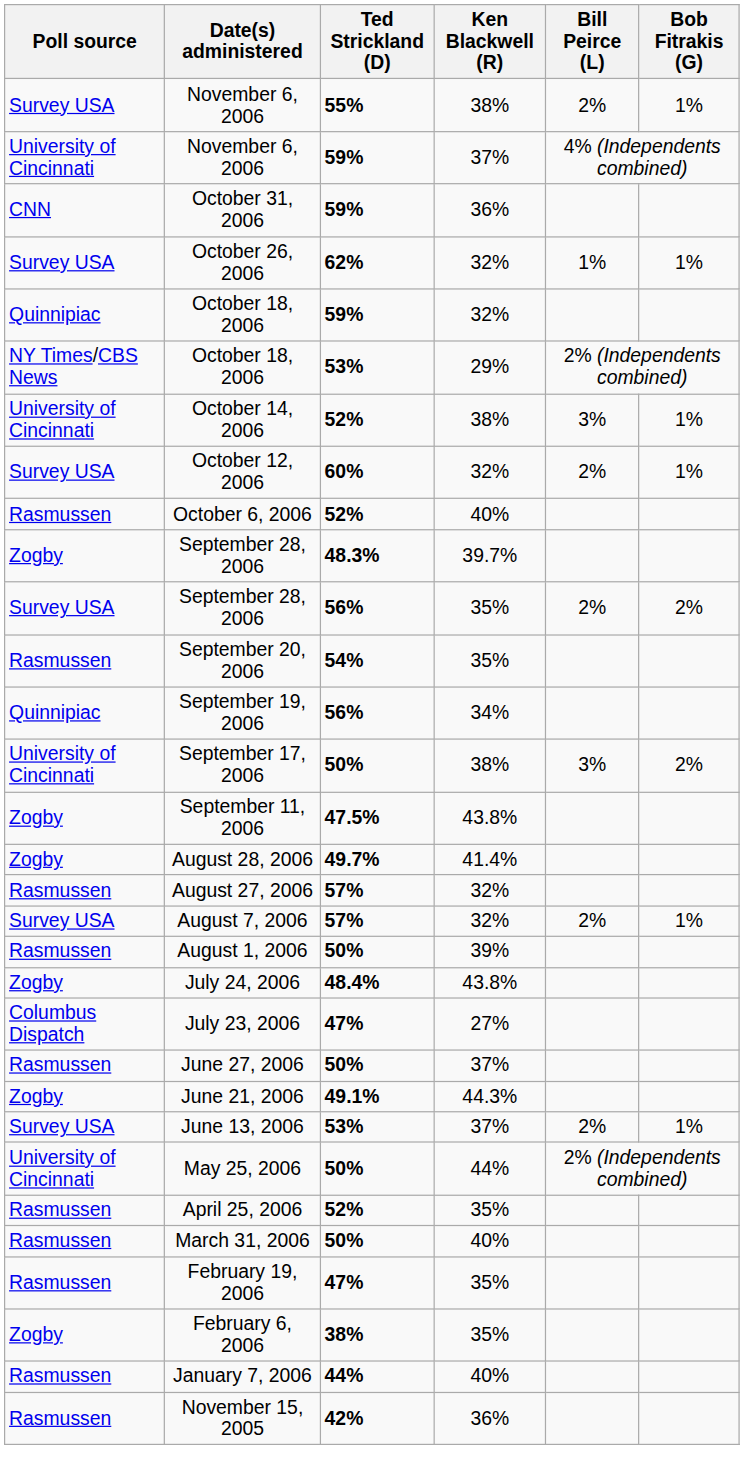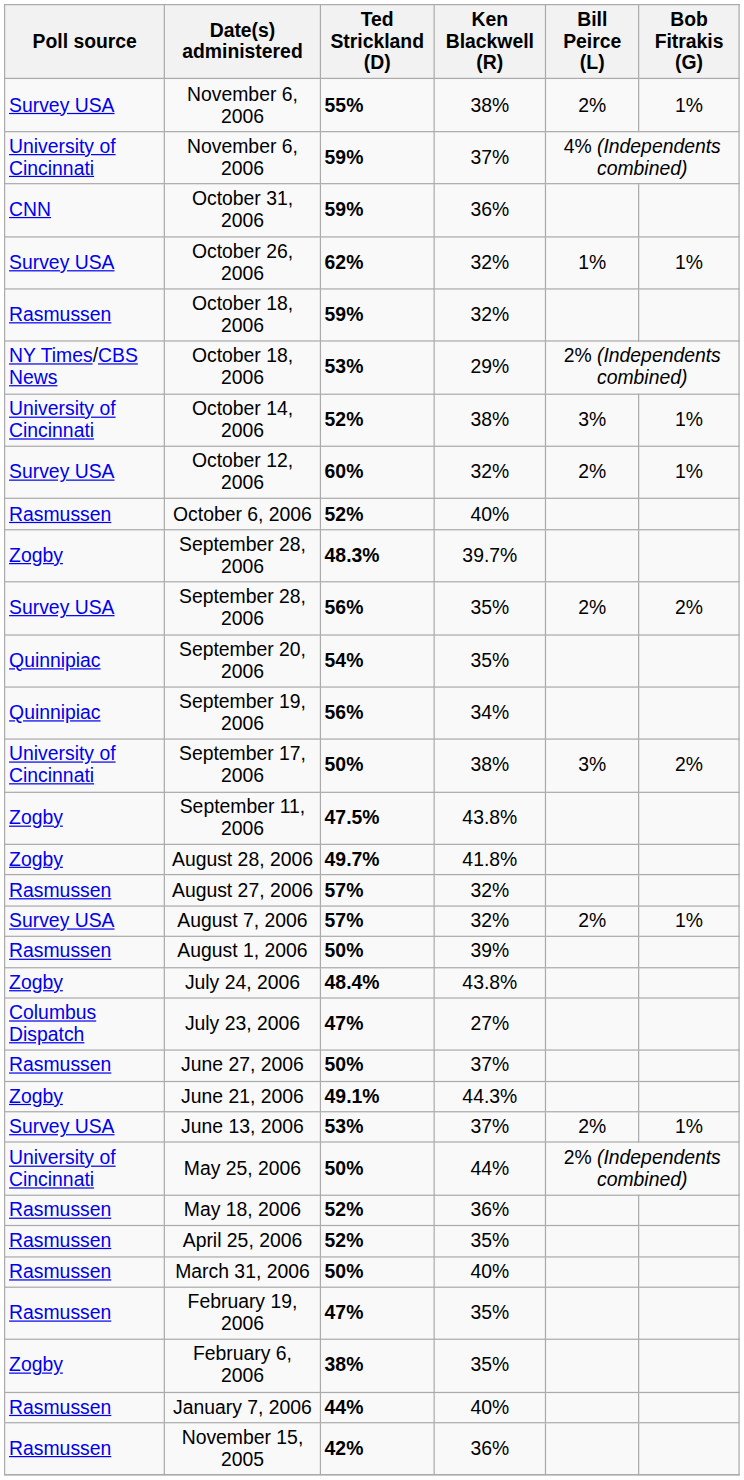(55, 314) Quinnipiac -> (60, 314) Rasmussen
(60, 660) Rasmussen -> (55, 660) Quinnipiac
(490, 859) 41.4% -> (490, 859) 41.8%
+ row: (242, 1210)
